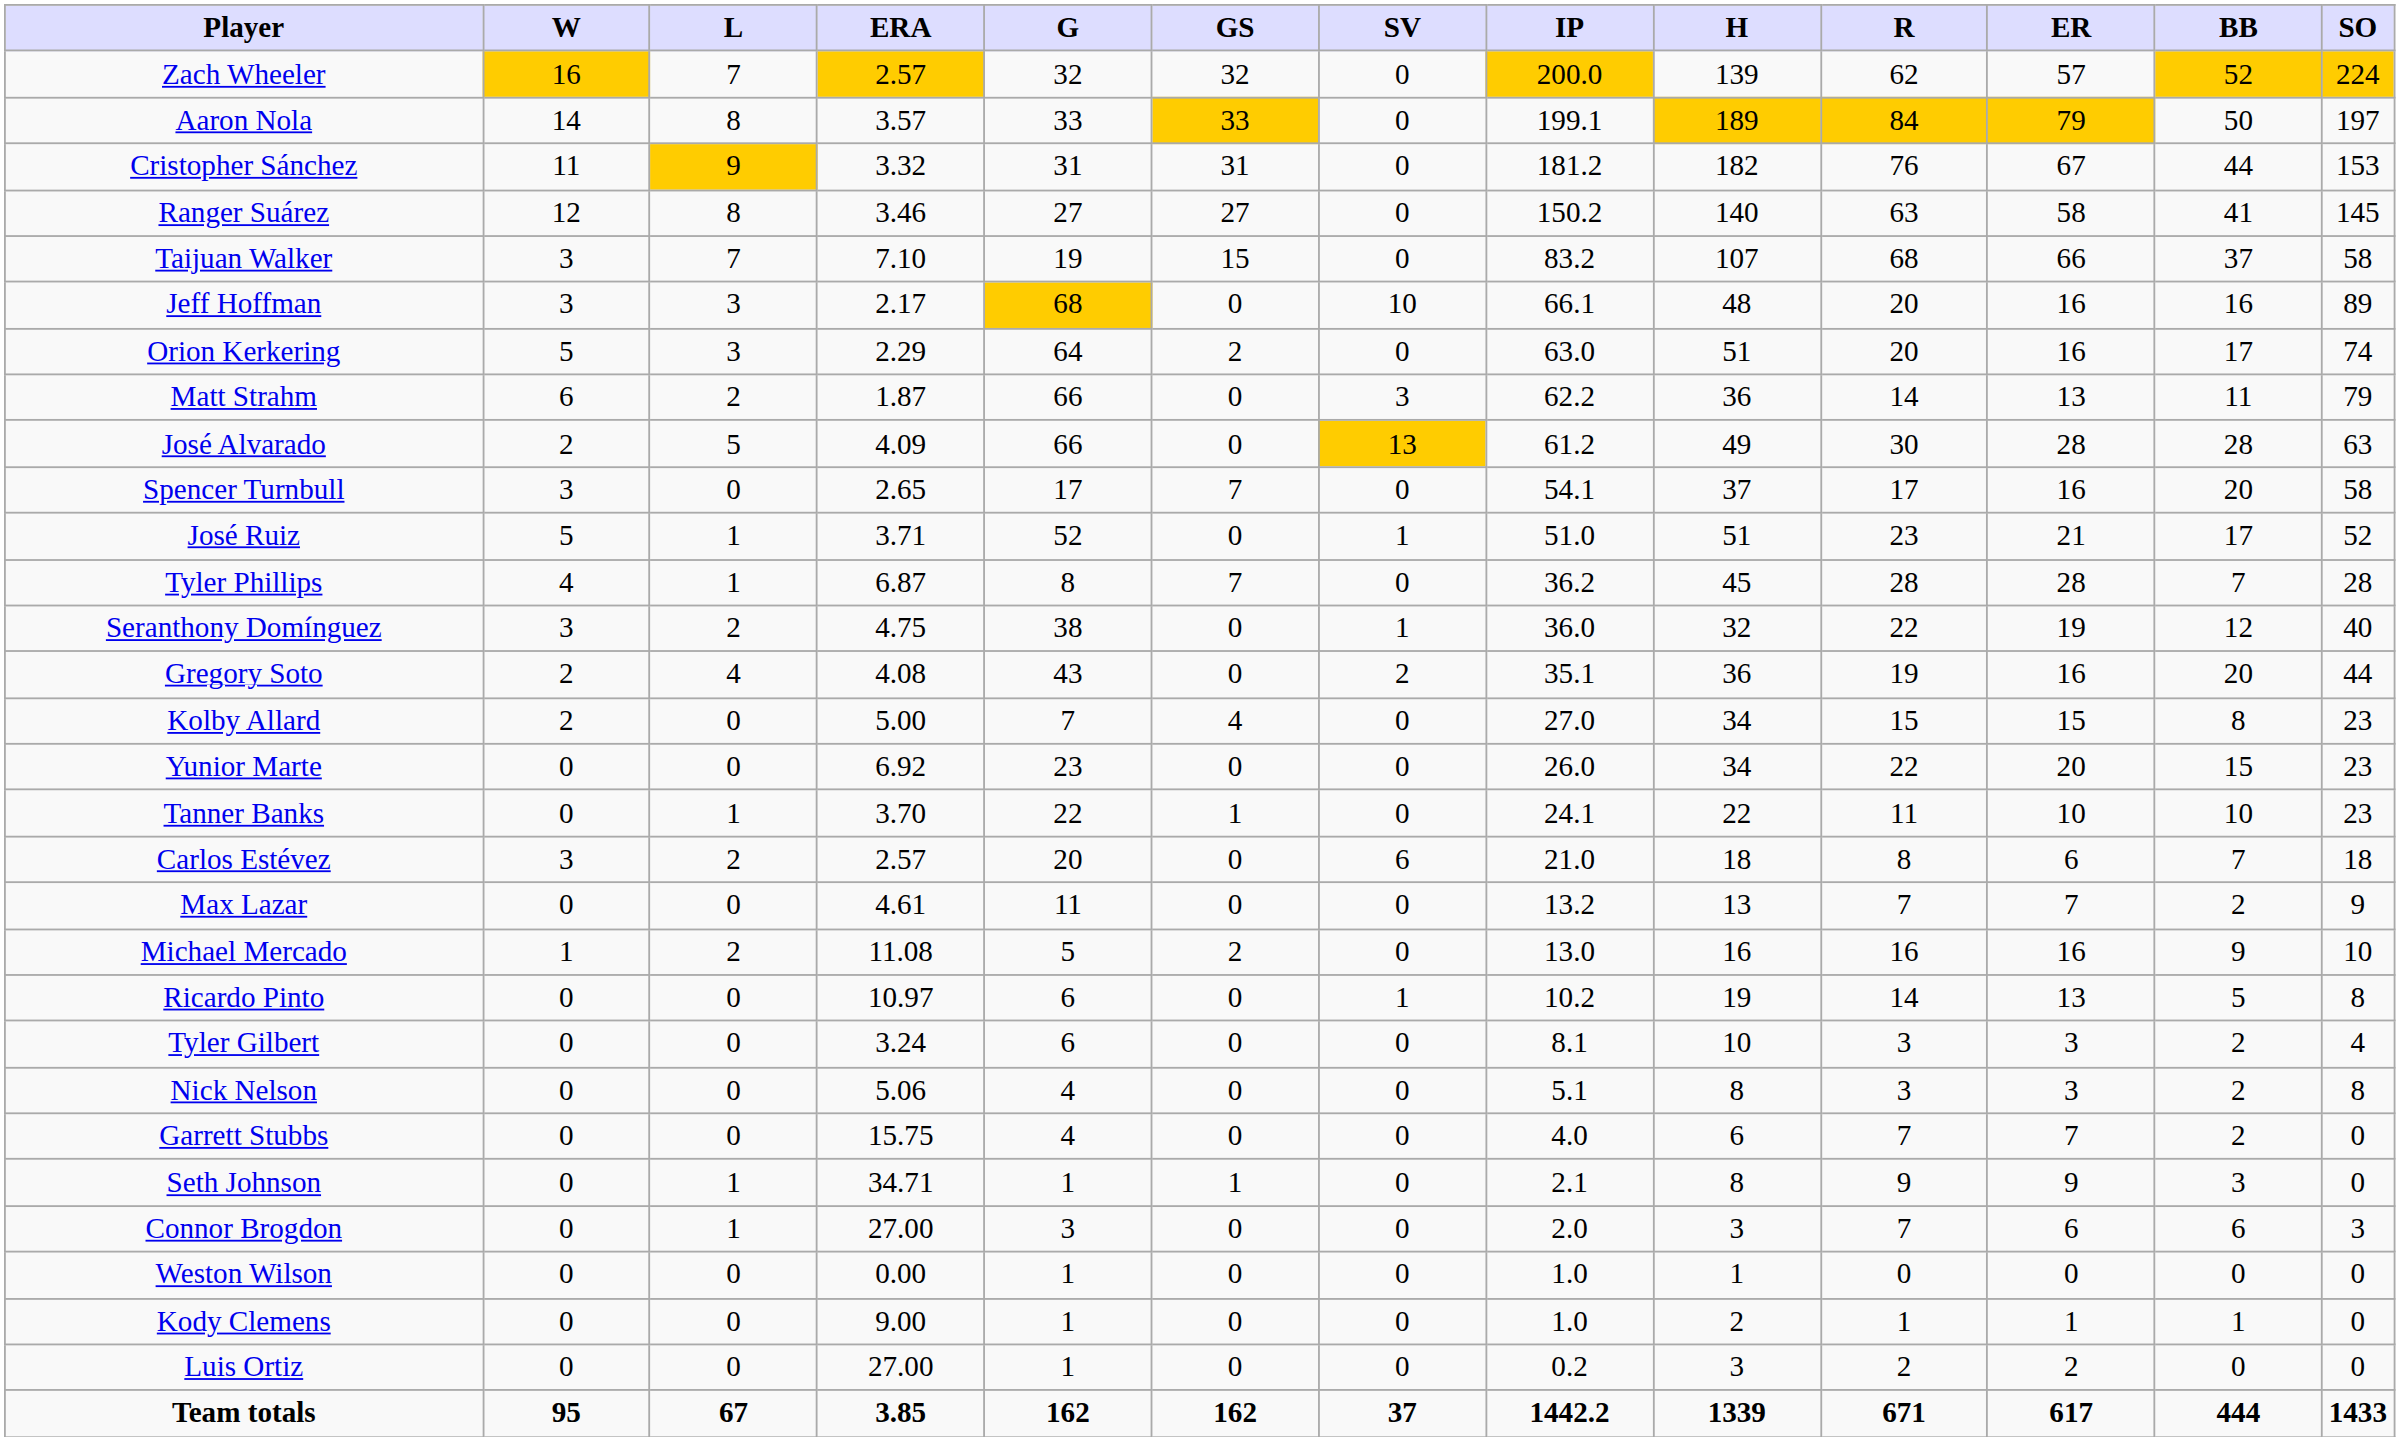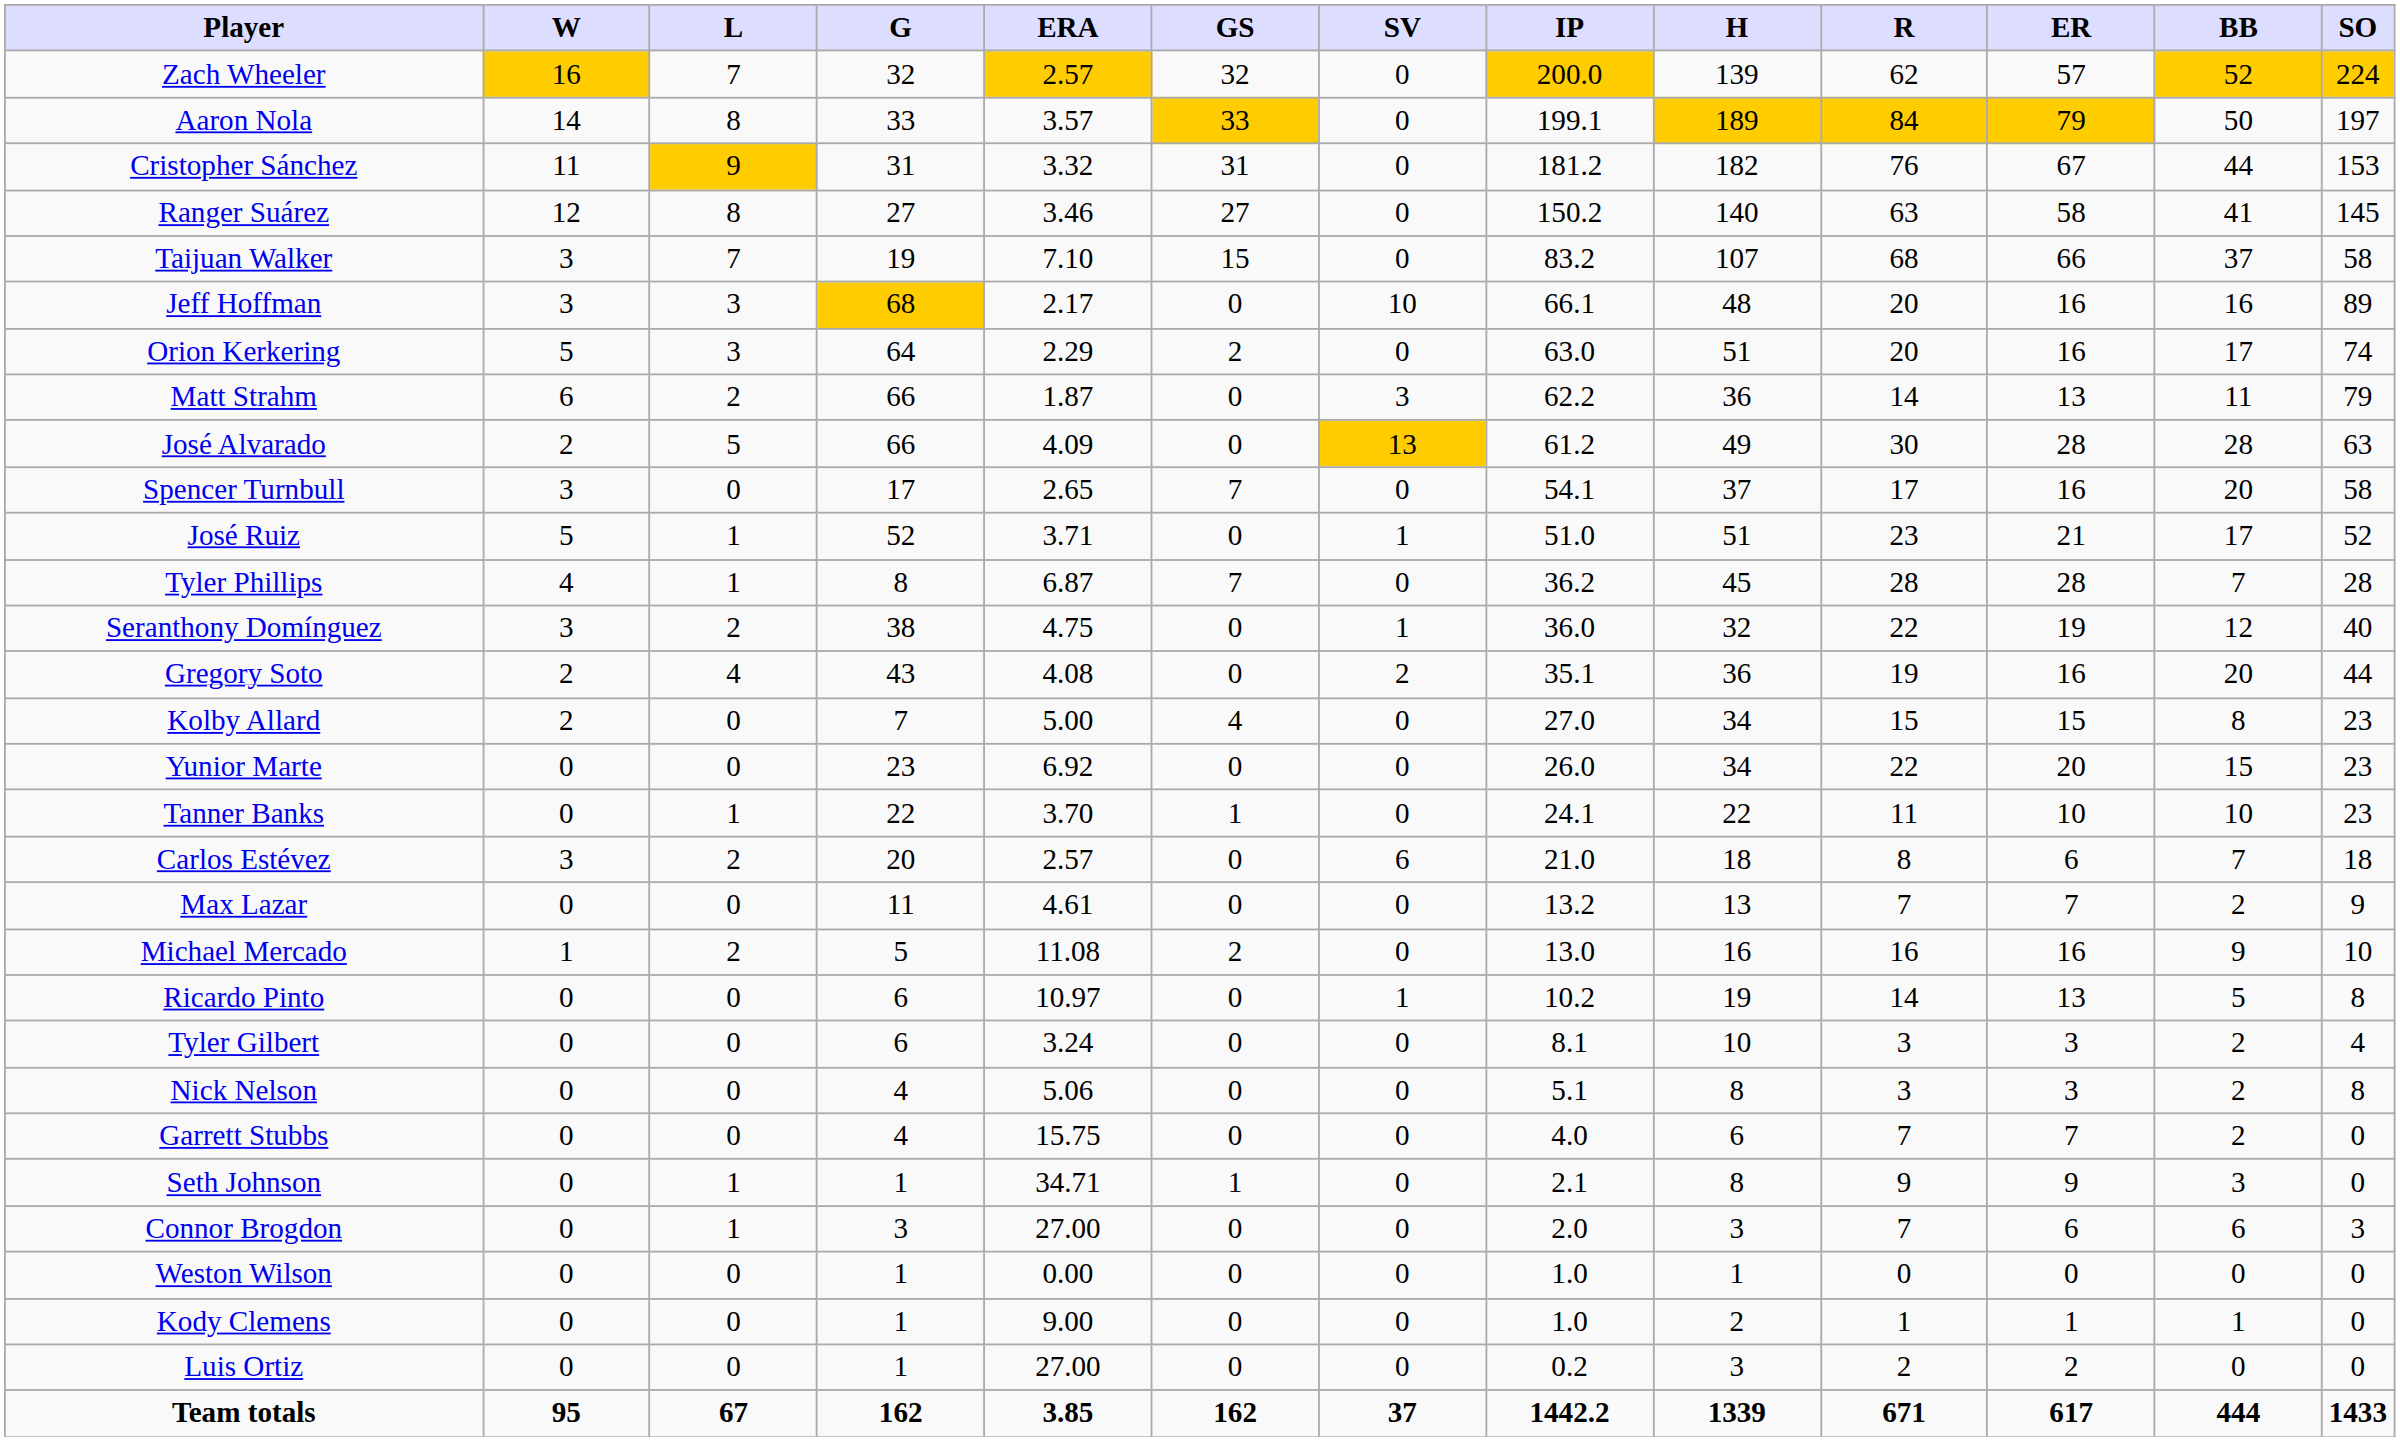columns swapped: (901, 27) <-> (1068, 27)
